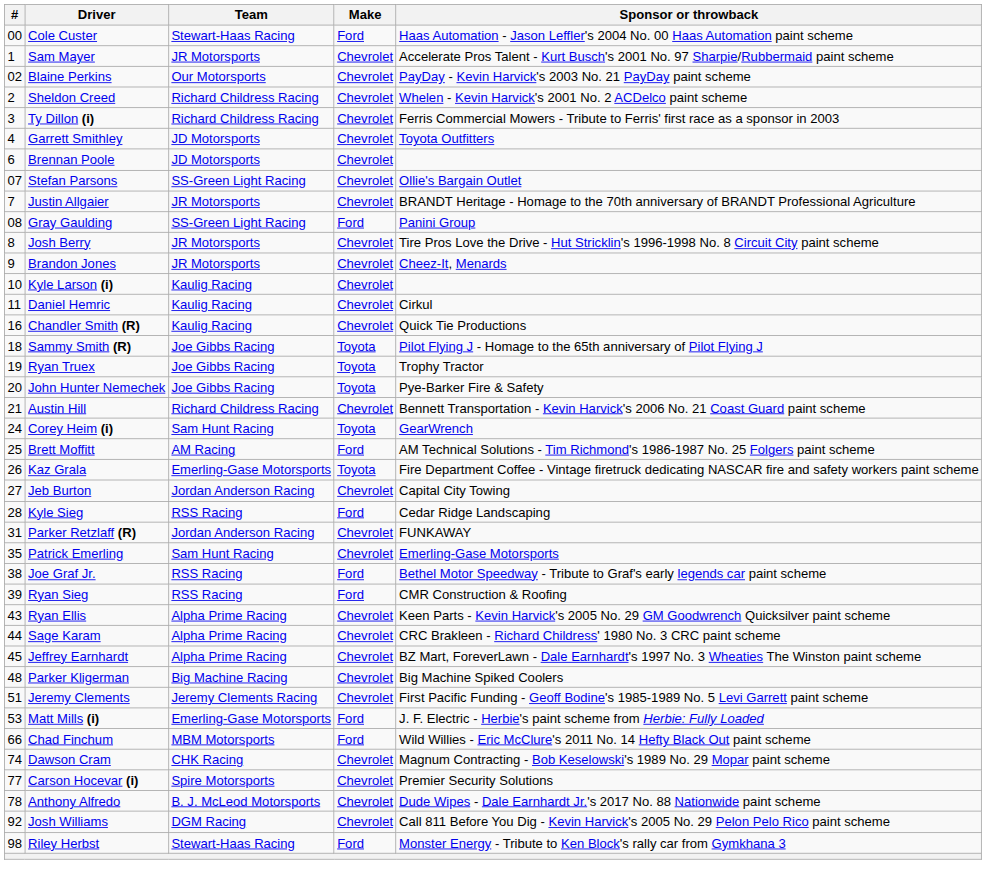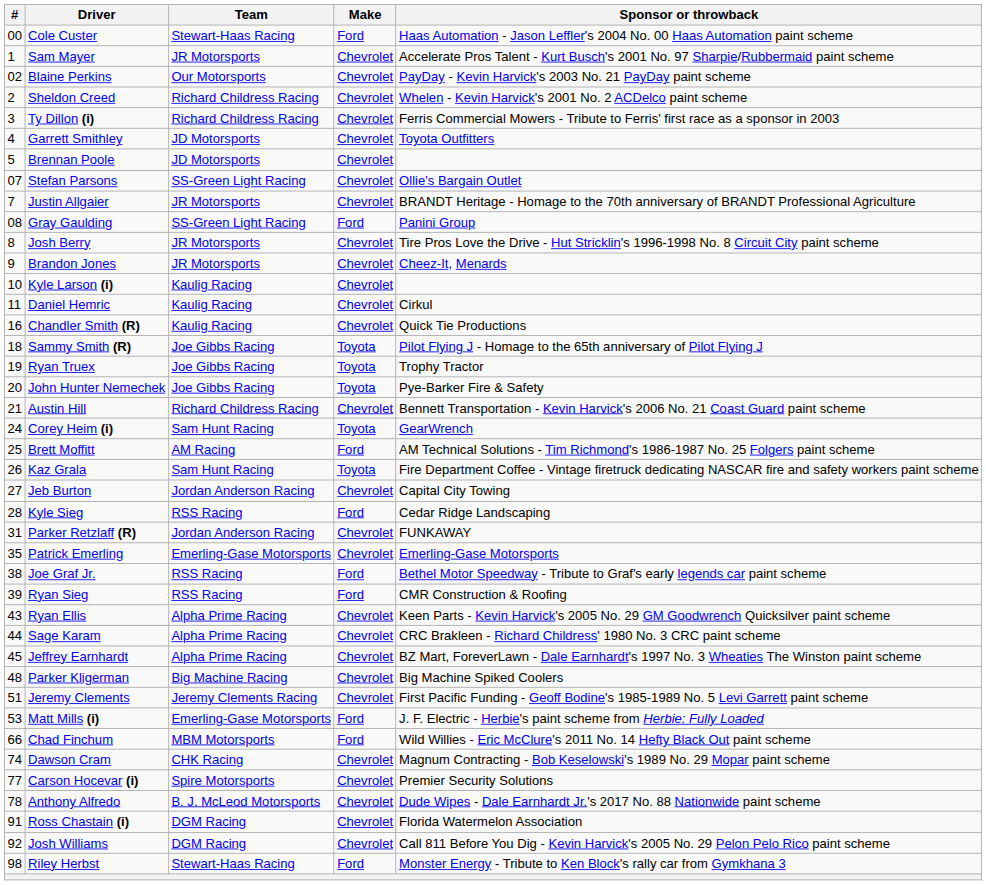(11, 160) 6 -> (11, 160) 5
(251, 470) Emerling-Gase Motorsports -> (223, 470) Sam Hunt Racing
(223, 553) Sam Hunt Racing -> (251, 553) Emerling-Gase Motorsports
+ row: (79, 822)
